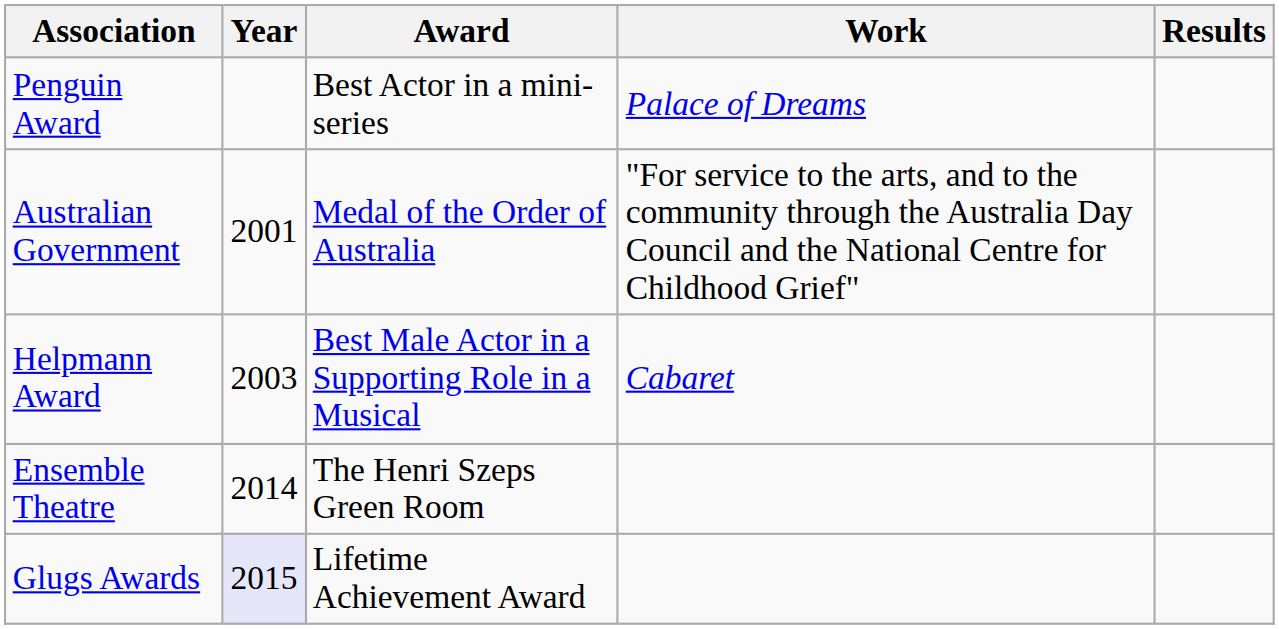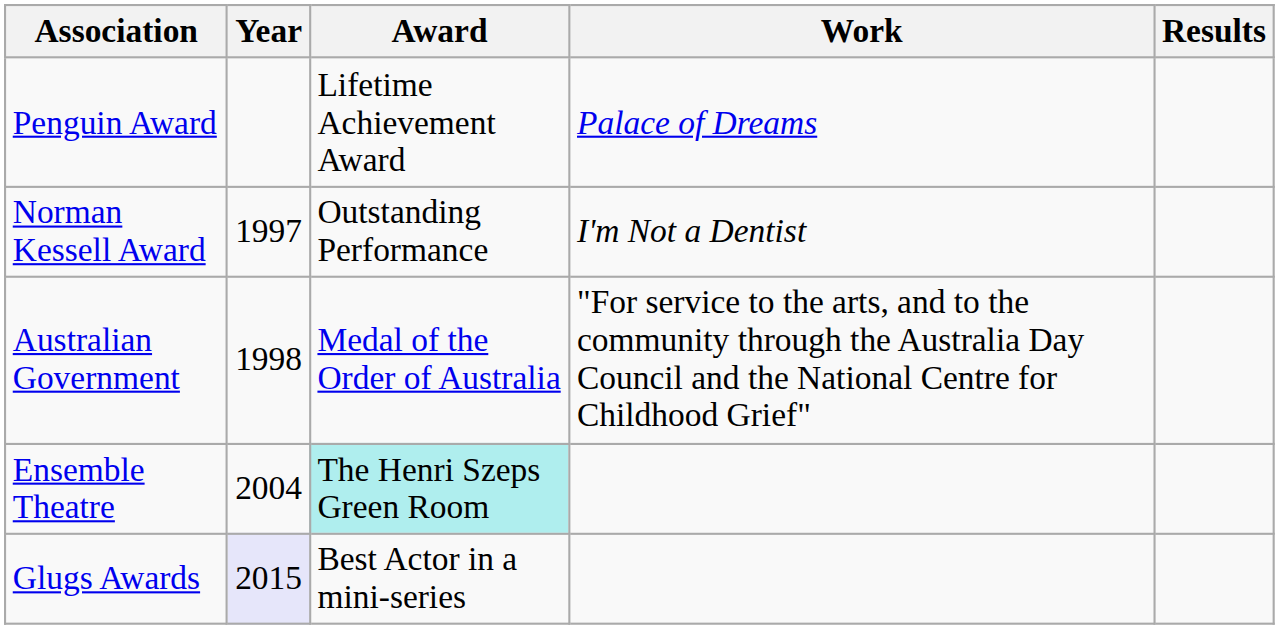(453, 102) Best Actor in a mini-series -> (407, 121) Lifetime Achievement Award
+ row: (109, 231)
(264, 231) 2001 -> (269, 359) 1998
- row: (82, 378)
(264, 487) 2014 -> (269, 487) 2004
(424, 487) no background -> (429, 487) paleturquoise background
(449, 578) Lifetime Achievement Award -> (417, 578) Best Actor in a mini-series
